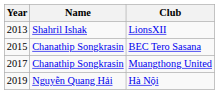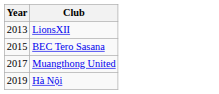- column: (78, 13)
